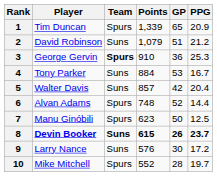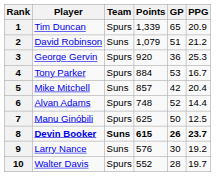(120, 57) bold -> (119, 57) normal
(146, 57) 910 -> (144, 57) 920
(118, 73) Suns -> (119, 73) Spurs
(61, 88) Walter Davis -> (62, 88) Mike Mitchell
(146, 118) 623 -> (144, 118) 625
(200, 149) 17.2 -> (198, 149) 19.2
(62, 164) Mike Mitchell -> (61, 164) Walter Davis
